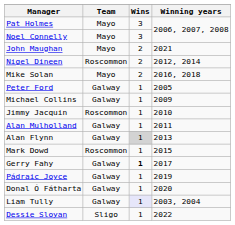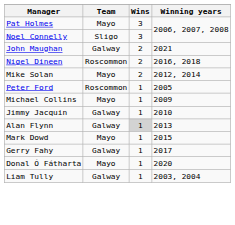(106, 36) Mayo -> (106, 36) Sligo
(106, 49) Mayo -> (106, 49) Galway
(177, 62) 2012, 2014 -> (177, 62) 2016, 2018
(177, 74) 2016, 2018 -> (177, 74) 2012, 2014
(106, 87) Galway -> (106, 87) Roscommon
(106, 100) Galway -> (106, 100) Mayo
(106, 112) Roscommon -> (106, 112) Galway
- row: (41, 125)
(106, 150) Roscommon -> (106, 138) Mayo
(140, 163) bold -> (140, 150) normal
- row: (37, 176)
(106, 189) Galway -> (106, 163) Mayo
(140, 201) lavender background -> (140, 176) no background
- row: (37, 214)
